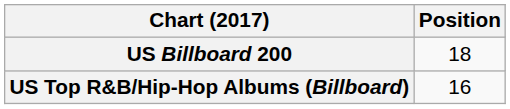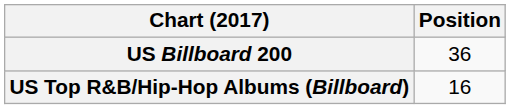(460, 53) 18 -> (460, 53) 36
